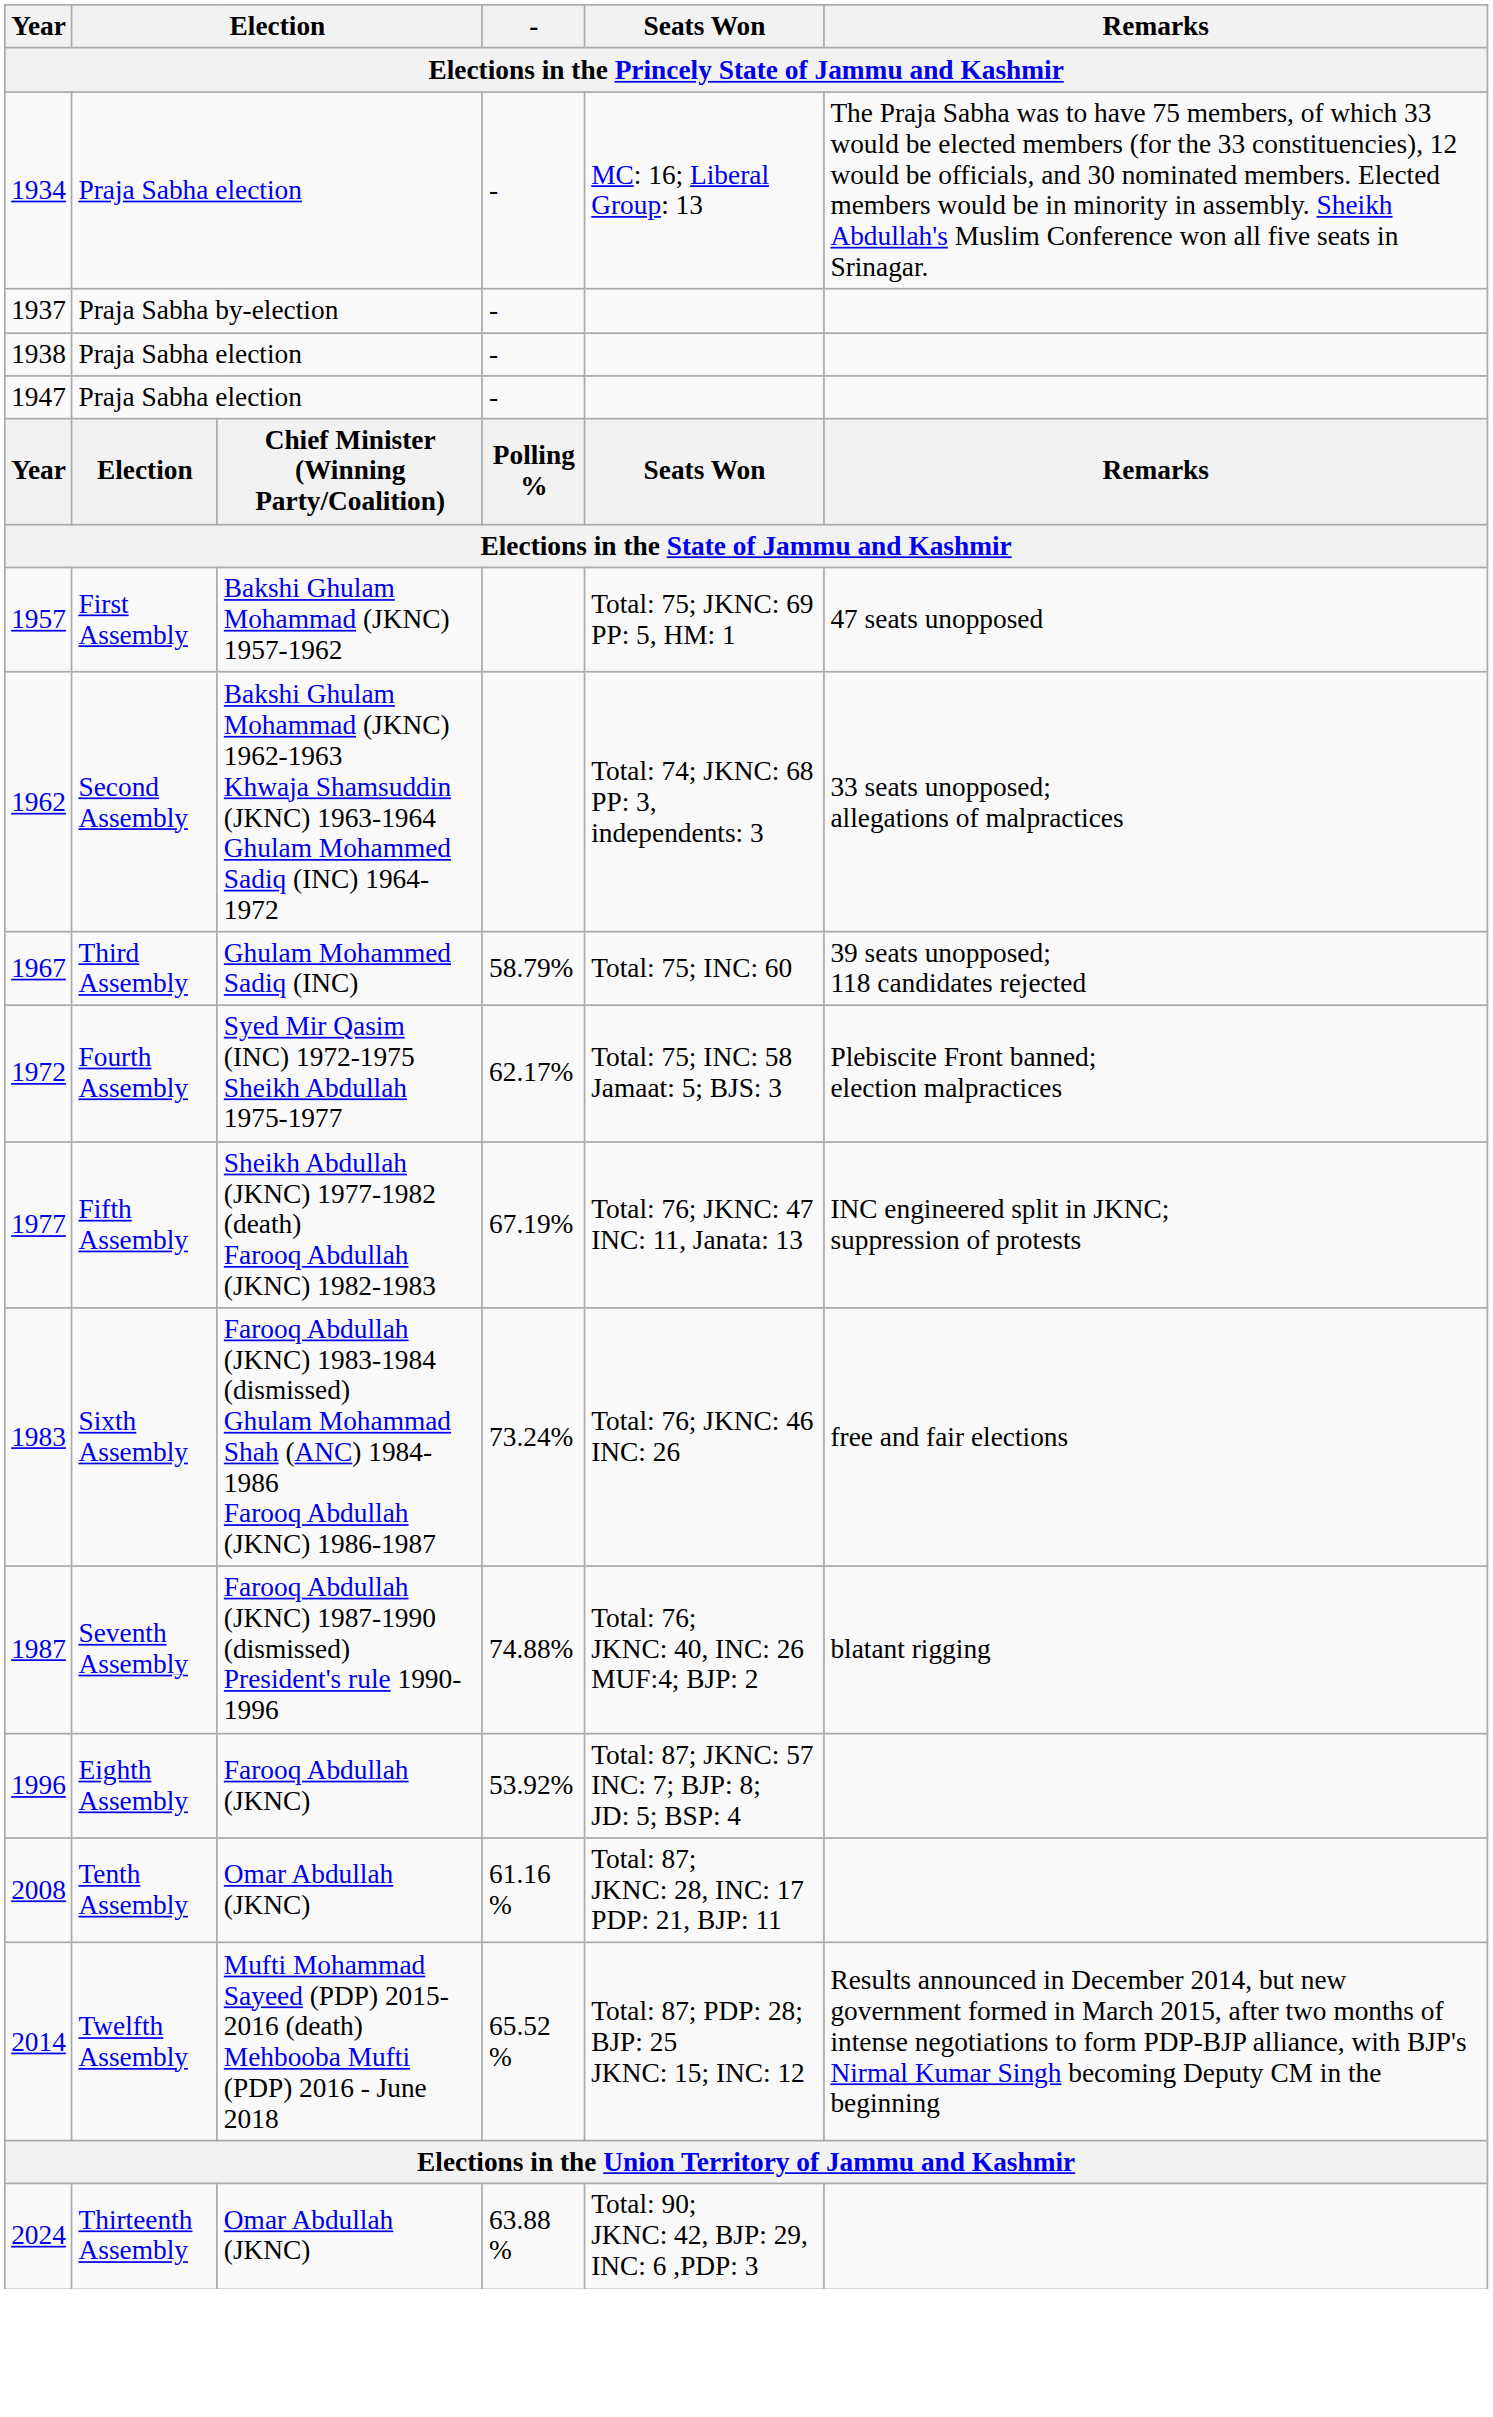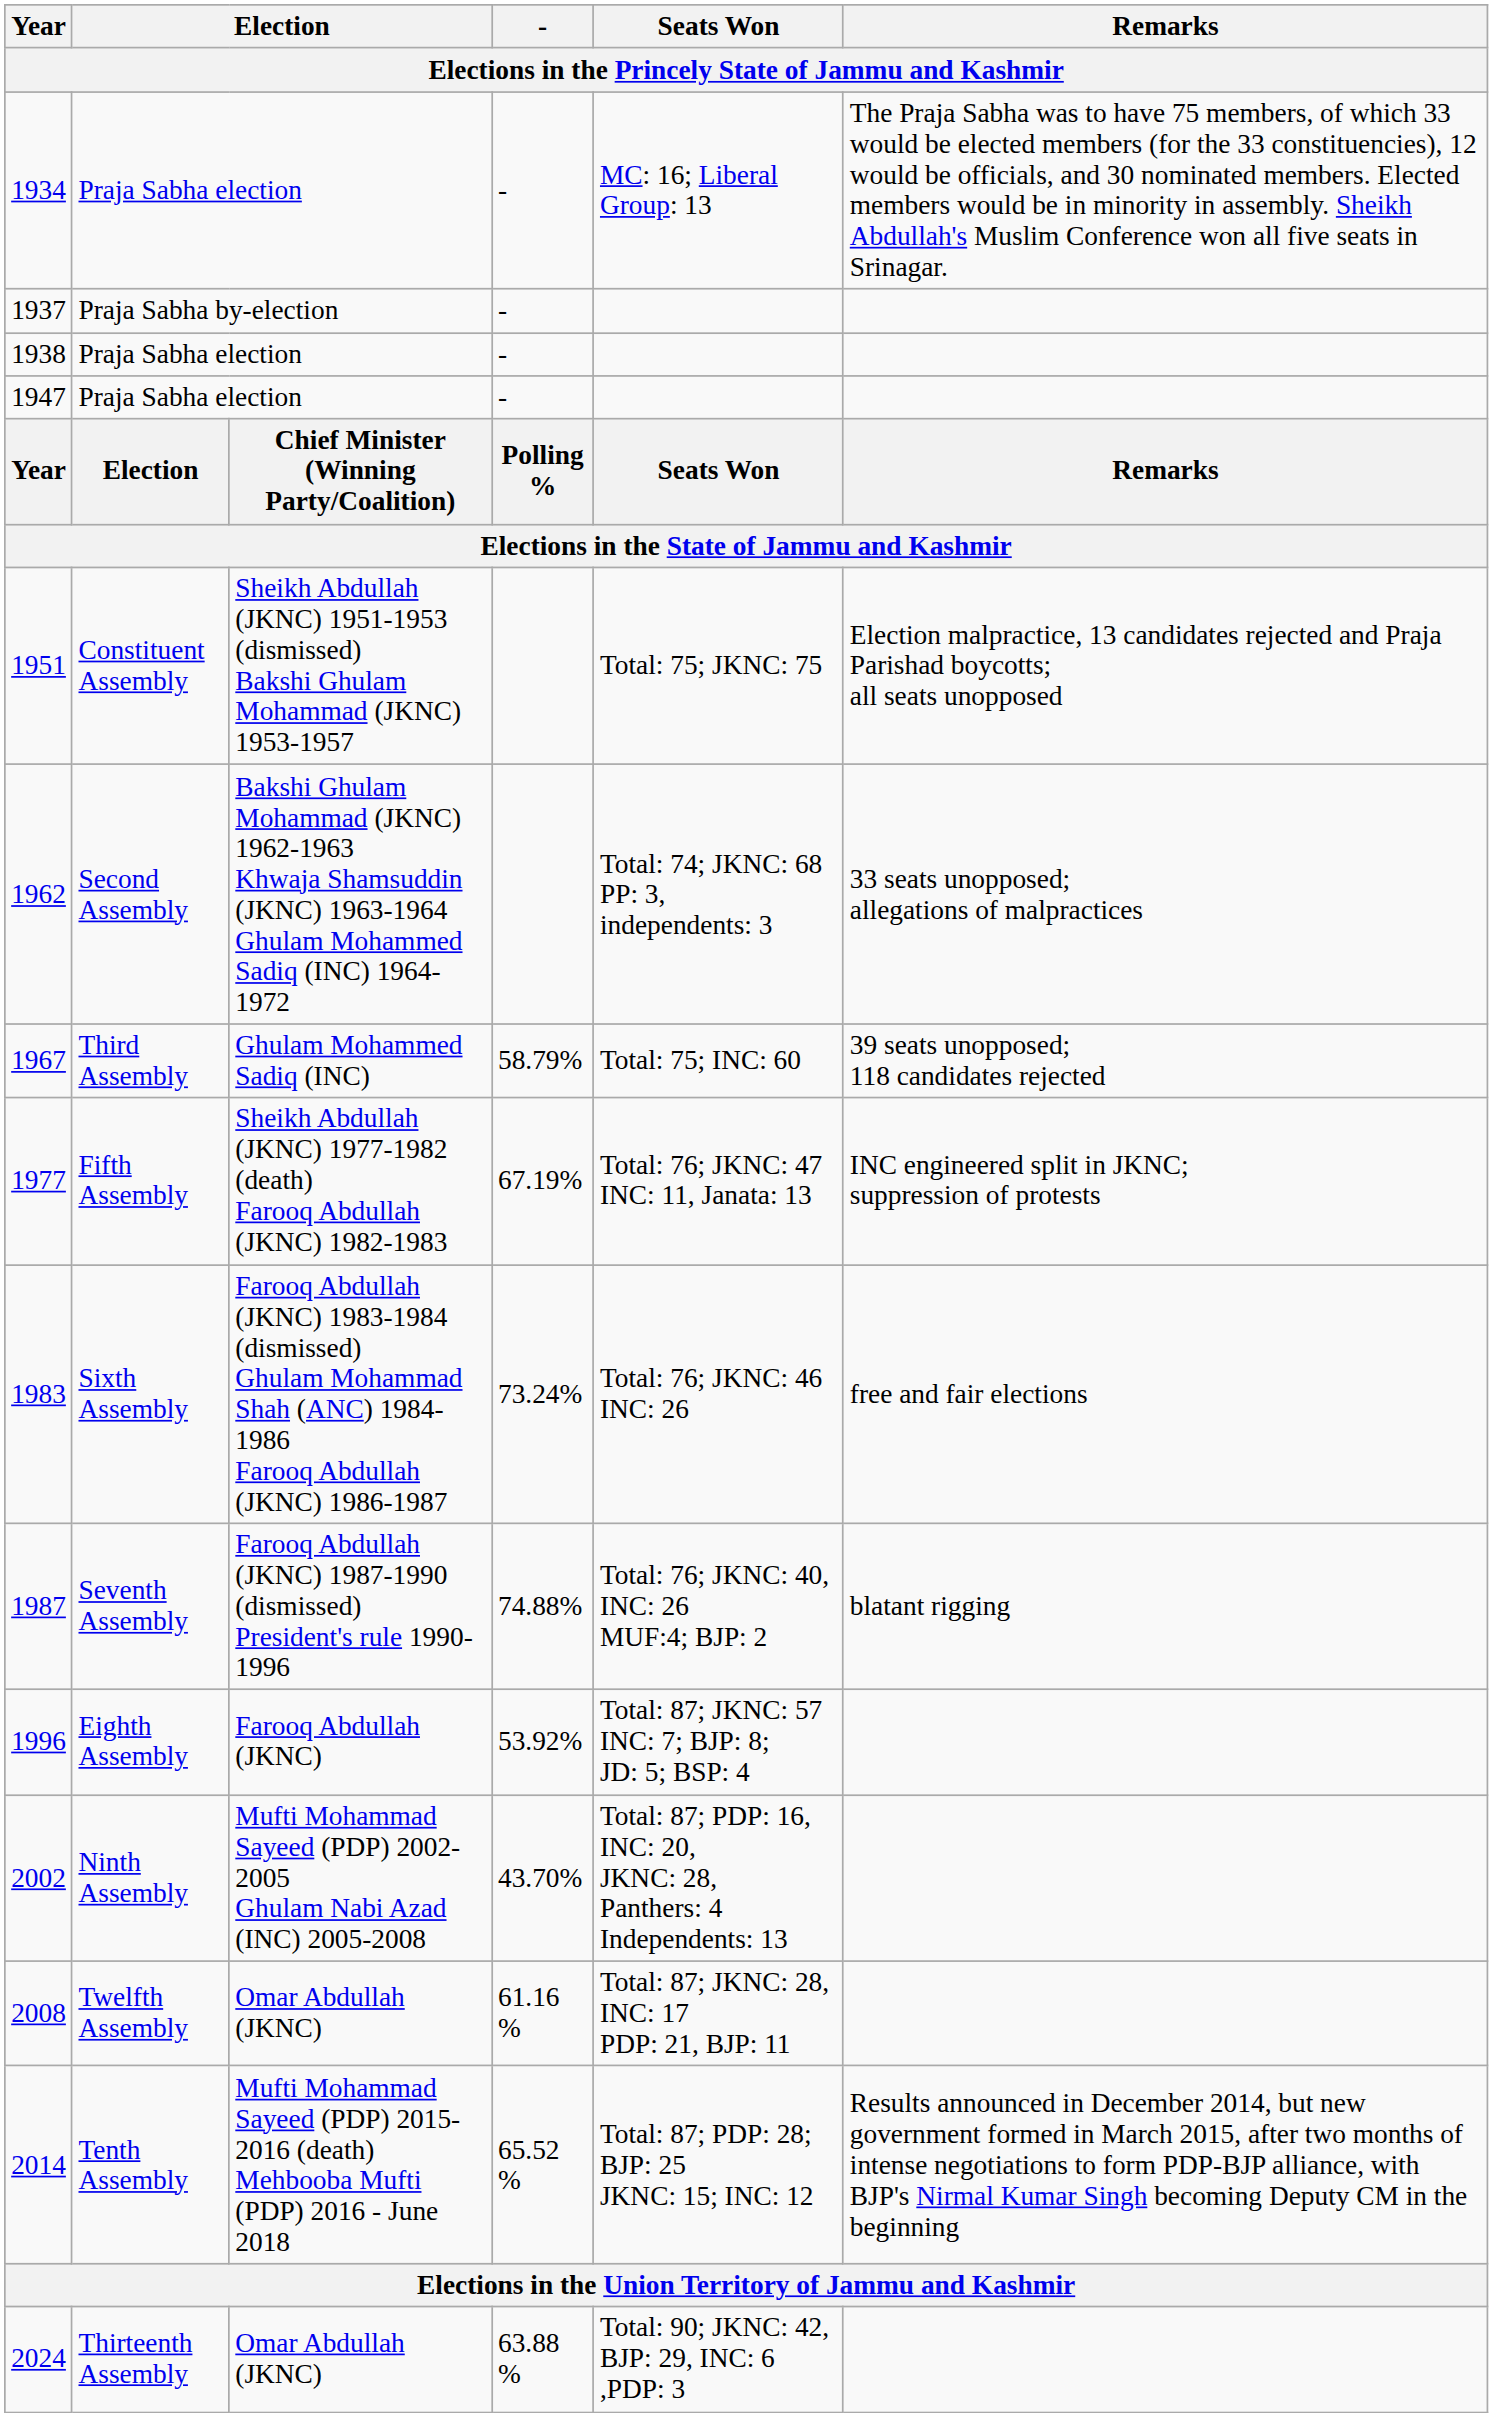+ row: (39, 665)
- row: (39, 619)
- row: (39, 1072)
+ row: (39, 1877)
(133, 1890) Tenth Assembly -> (133, 2013) Twelfth Assembly
(133, 2041) Twelfth Assembly -> (133, 2164) Tenth Assembly
